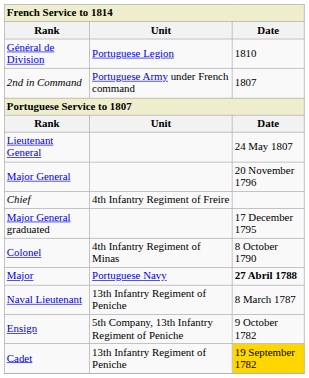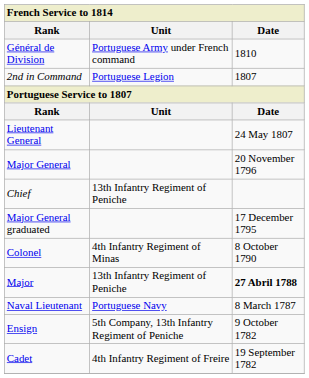(133, 53) Portuguese Legion -> (160, 53) Portuguese Army under French command
(160, 83) Portuguese Army under French command -> (133, 77) Portuguese Legion
(161, 200) 4th Infantry Regiment of Freire -> (149, 194) 13th Infantry Regiment of Peniche
(129, 276) Portuguese Navy -> (149, 282) 13th Infantry Regiment of Peniche
(149, 299) 13th Infantry Regiment of Peniche -> (129, 305) Portuguese Navy
(149, 358) 13th Infantry Regiment of Peniche -> (161, 358) 4th Infantry Regiment of Freire
(265, 358) gold background -> (265, 358) no background
